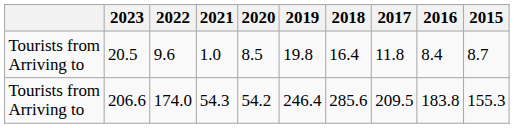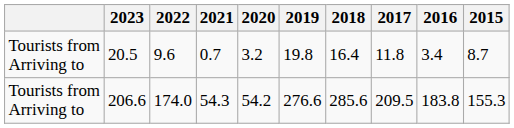(210, 54) 1.0 -> (210, 54) 0.7
(252, 54) 8.5 -> (252, 54) 3.2
(432, 54) 8.4 -> (432, 54) 3.4
(302, 100) 246.4 -> (302, 100) 276.6
